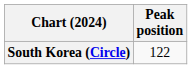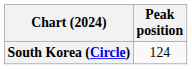(160, 52) 122 -> (160, 52) 124
